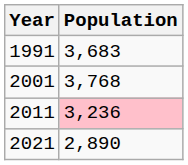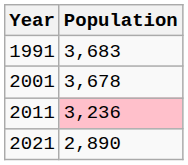(92, 82) 3,768 -> (92, 82) 3,678
